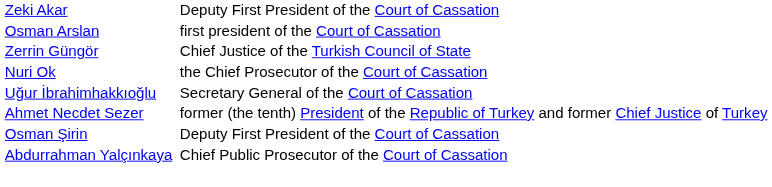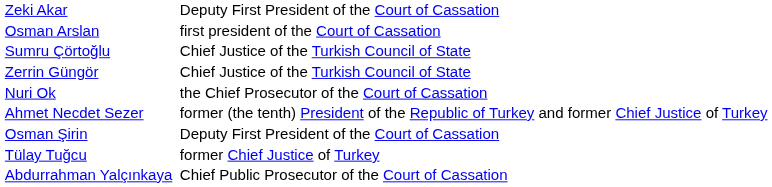+ row: (57, 51)
- row: (80, 93)
+ row: (46, 155)
